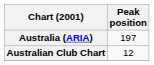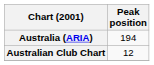(128, 38) 197 -> (128, 38) 194
